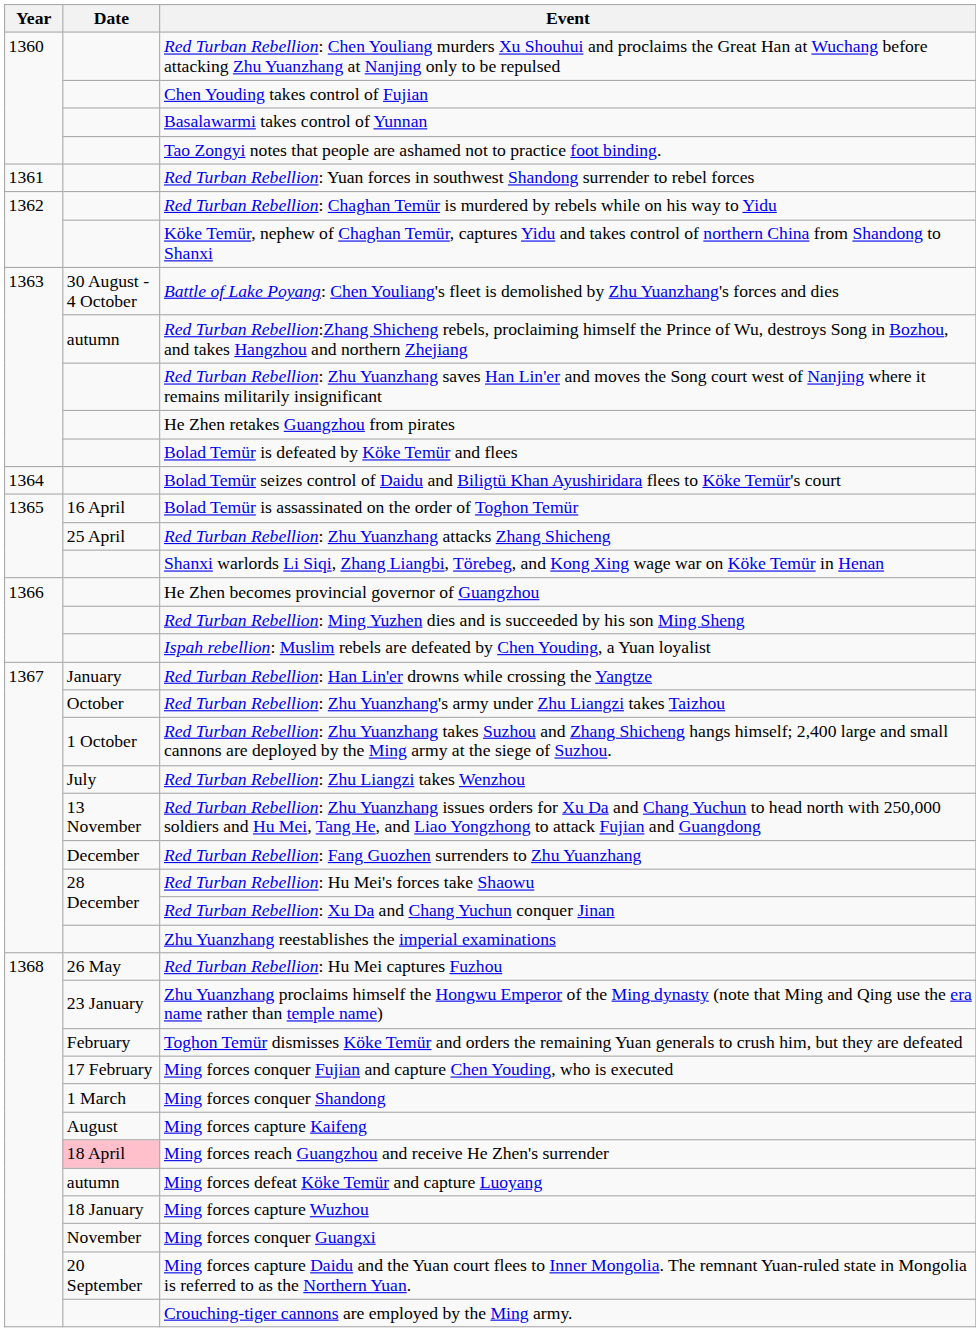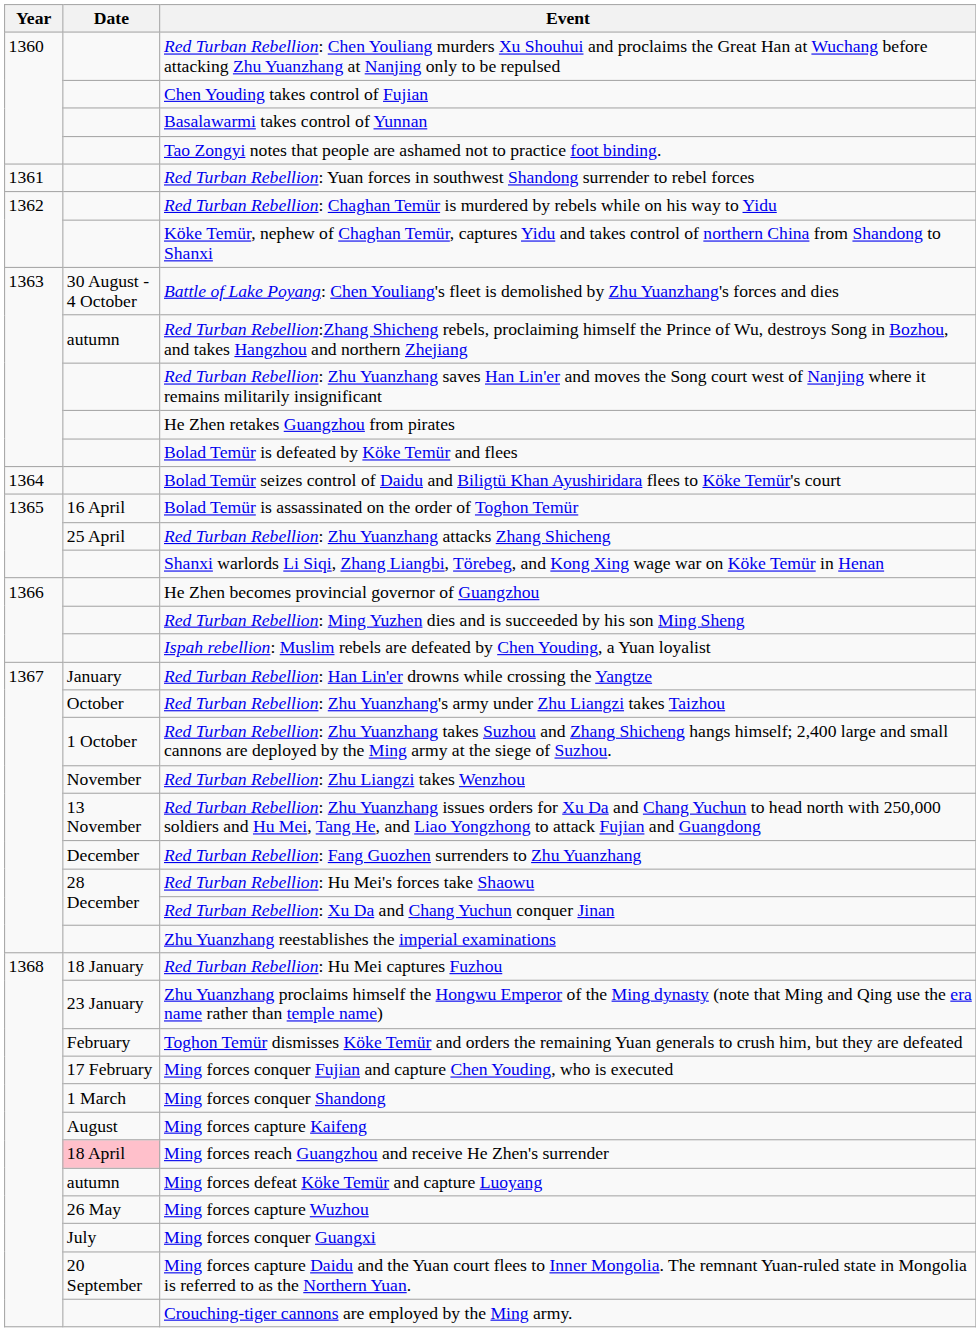(82, 779) July -> (104, 779) November
(94, 966) 26 May -> (105, 966) 18 January
(105, 1209) 18 January -> (94, 1209) 26 May
(104, 1237) November -> (82, 1237) July
